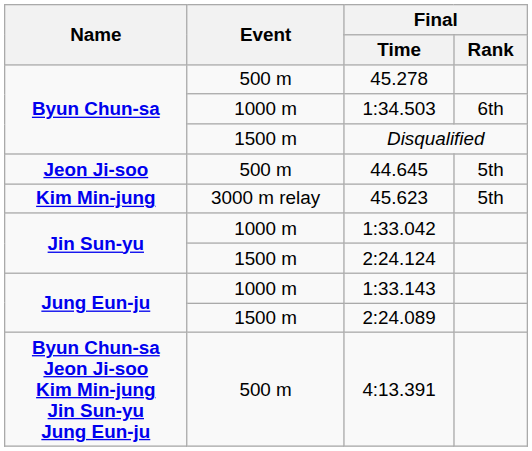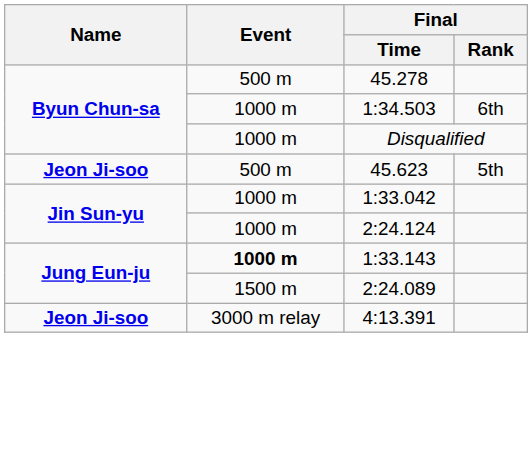(266, 139) 1500 m -> (266, 139) 1000 m
- row: (399, 169)
(96, 199) Kim Min-jung -> (96, 169) Jeon Ji-soo
(266, 199) 3000 m relay -> (266, 169) 500 m
(266, 258) 1500 m -> (266, 229) 1000 m
(266, 288) normal -> (266, 258) bold
(96, 390) Byun Chun-sa Jeon Ji-soo Kim Min-jung Jin Sun-yu Jung Eun-ju -> (96, 318) Jeon Ji-soo
(266, 390) 500 m -> (266, 318) 3000 m relay
